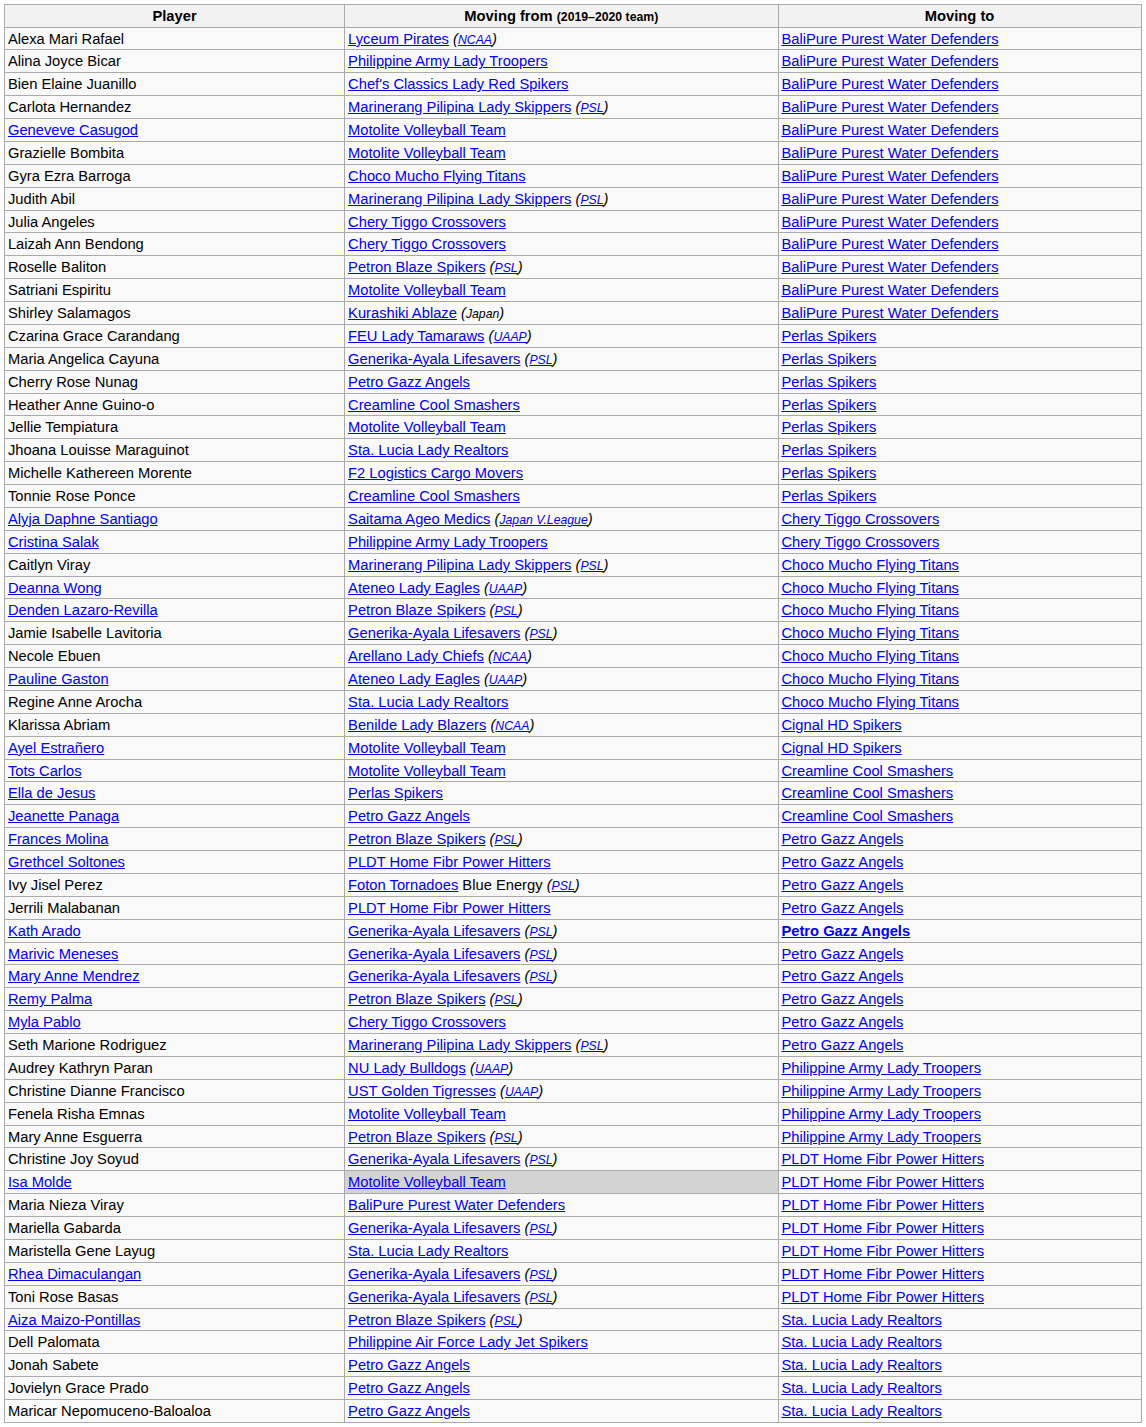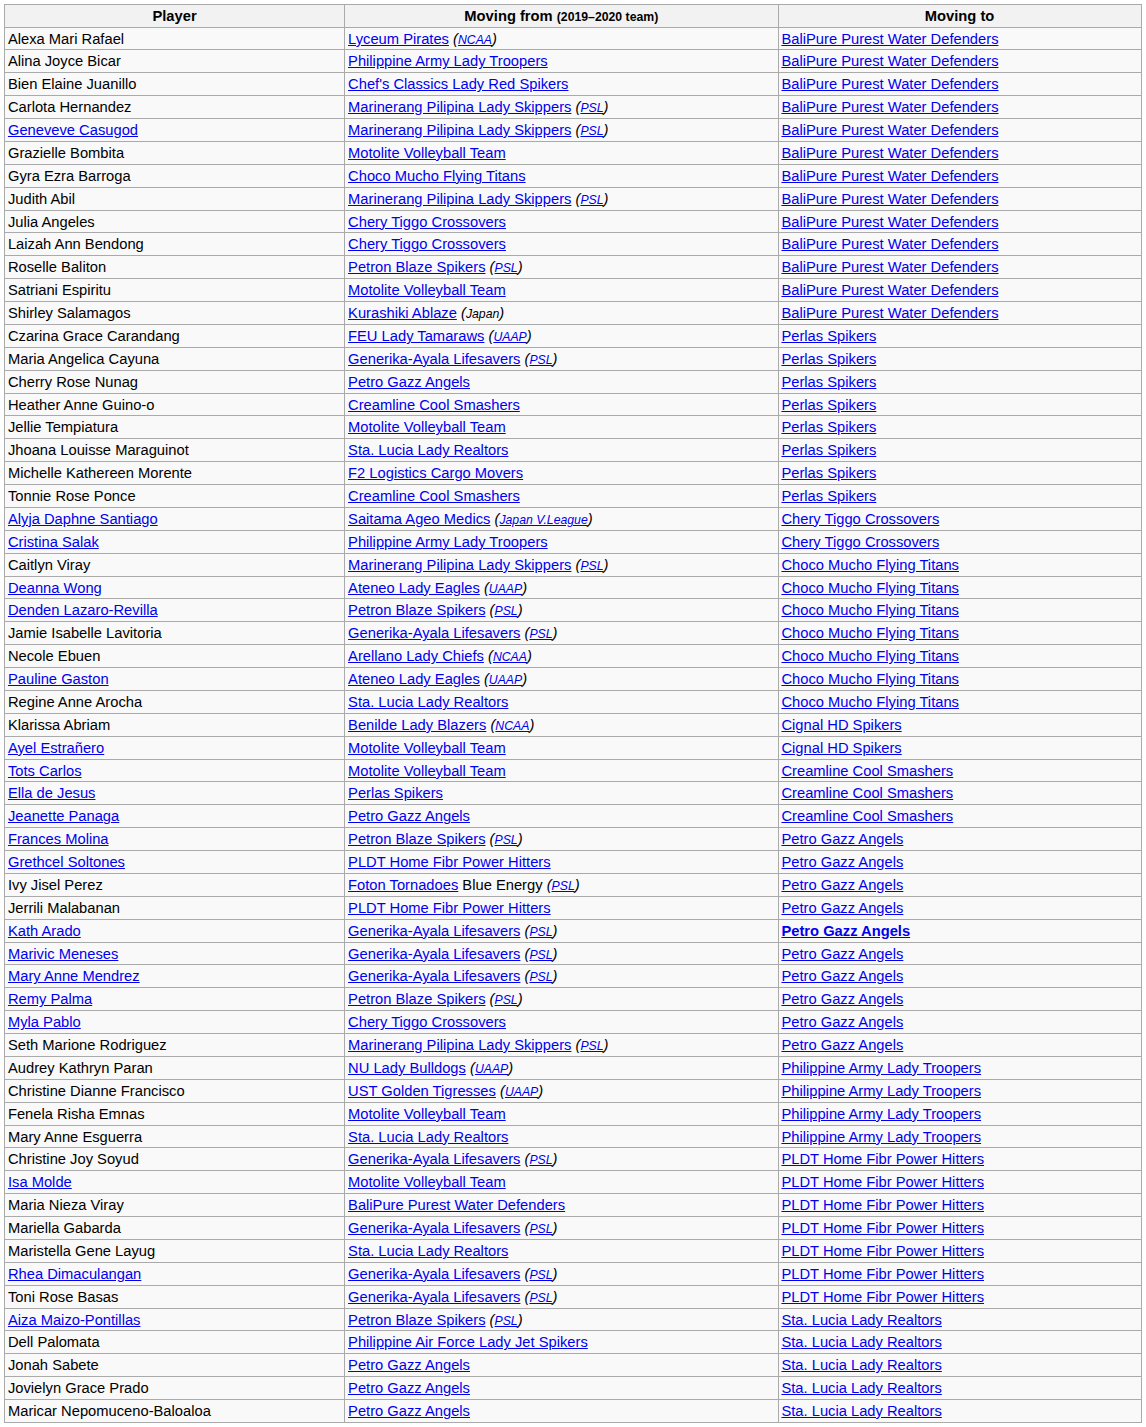(427, 130) Motolite Volleyball Team -> (478, 130) Marinerang Pilipina Lady Skippers (PSL)
(435, 1137) Petron Blaze Spikers (PSL) -> (428, 1137) Sta. Lucia Lady Realtors
(427, 1182) lightgrey background -> (427, 1182) no background
